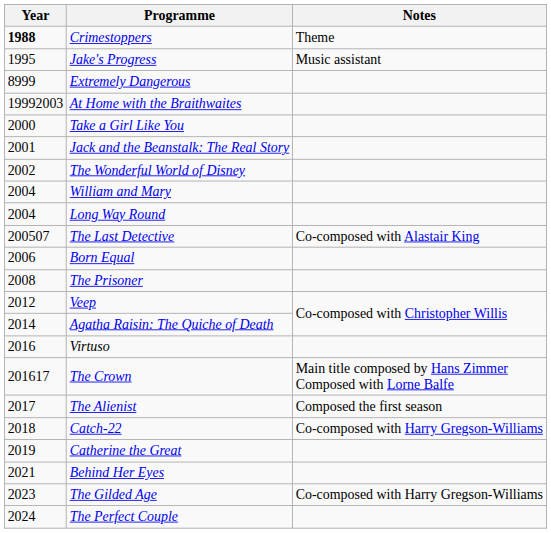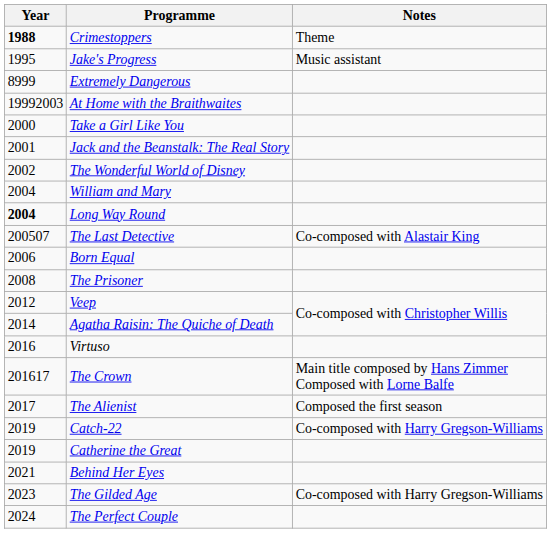(22, 214) normal -> (22, 214) bold
(22, 428) 2018 -> (22, 428) 2019
